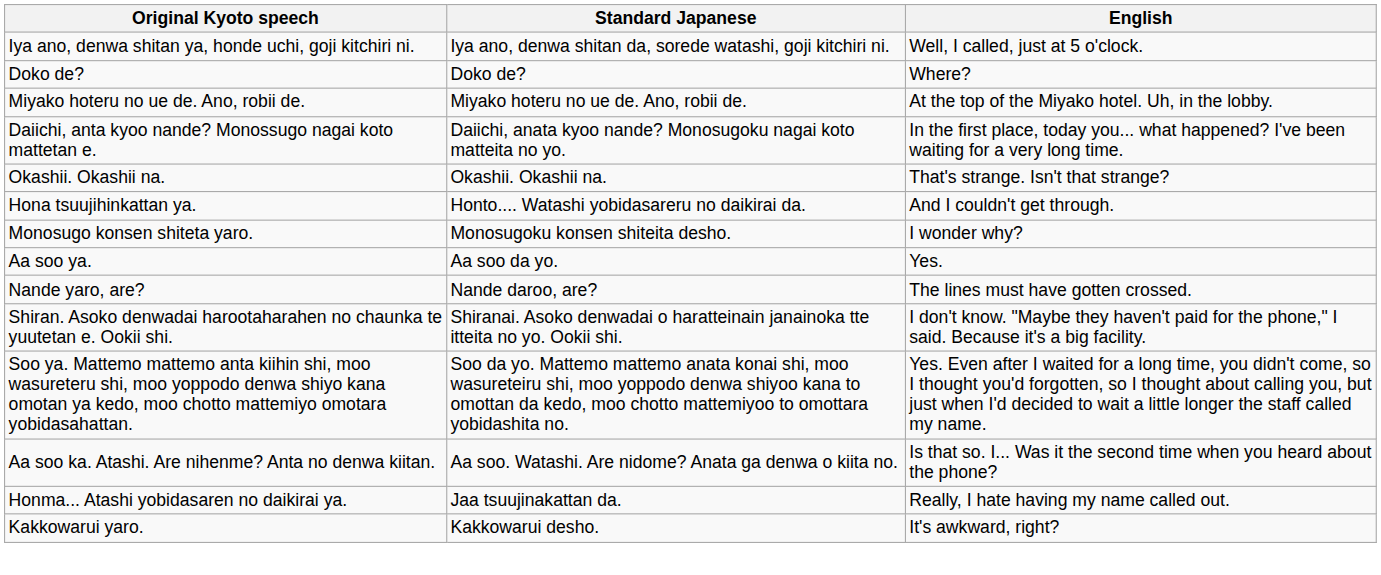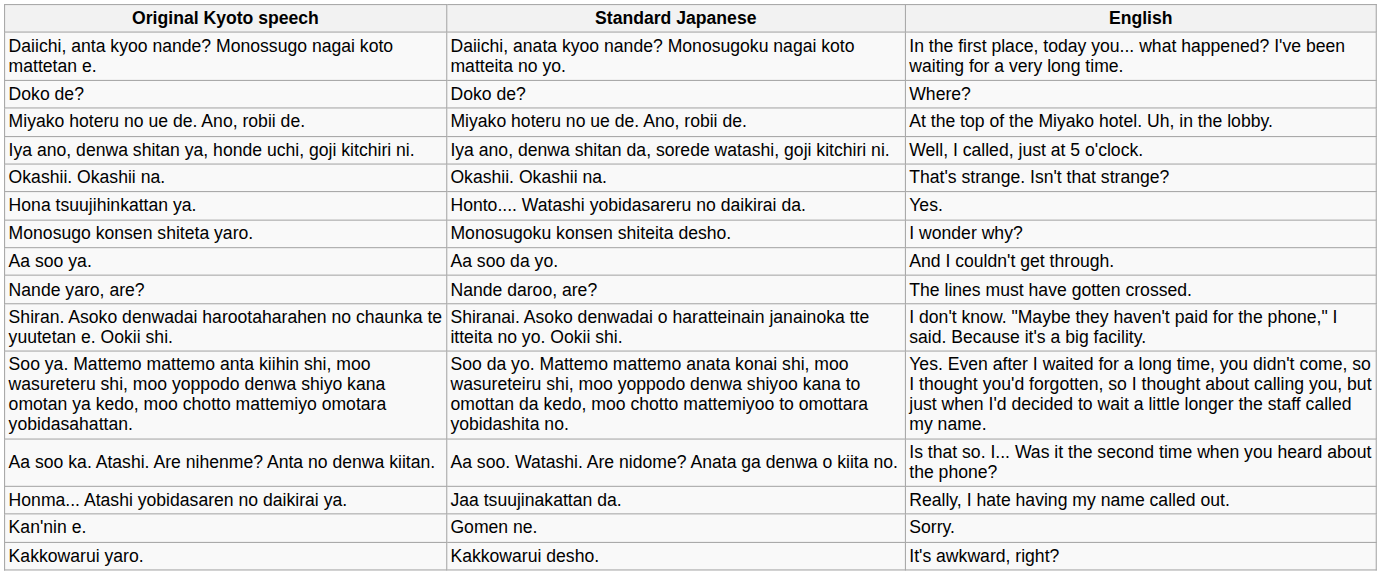rows swapped: (201, 140) <-> (212, 46)
(1012, 205) And I couldn't get through. -> (926, 205) Yes.
(926, 261) Yes. -> (1012, 261) And I couldn't get through.
+ row: (47, 528)
